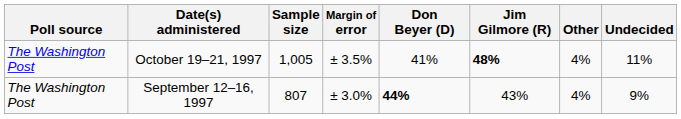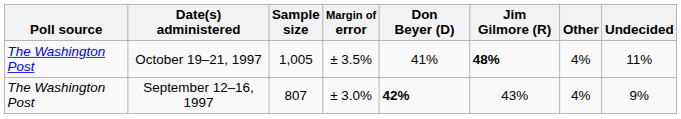(396, 95) 44% -> (396, 95) 42%
